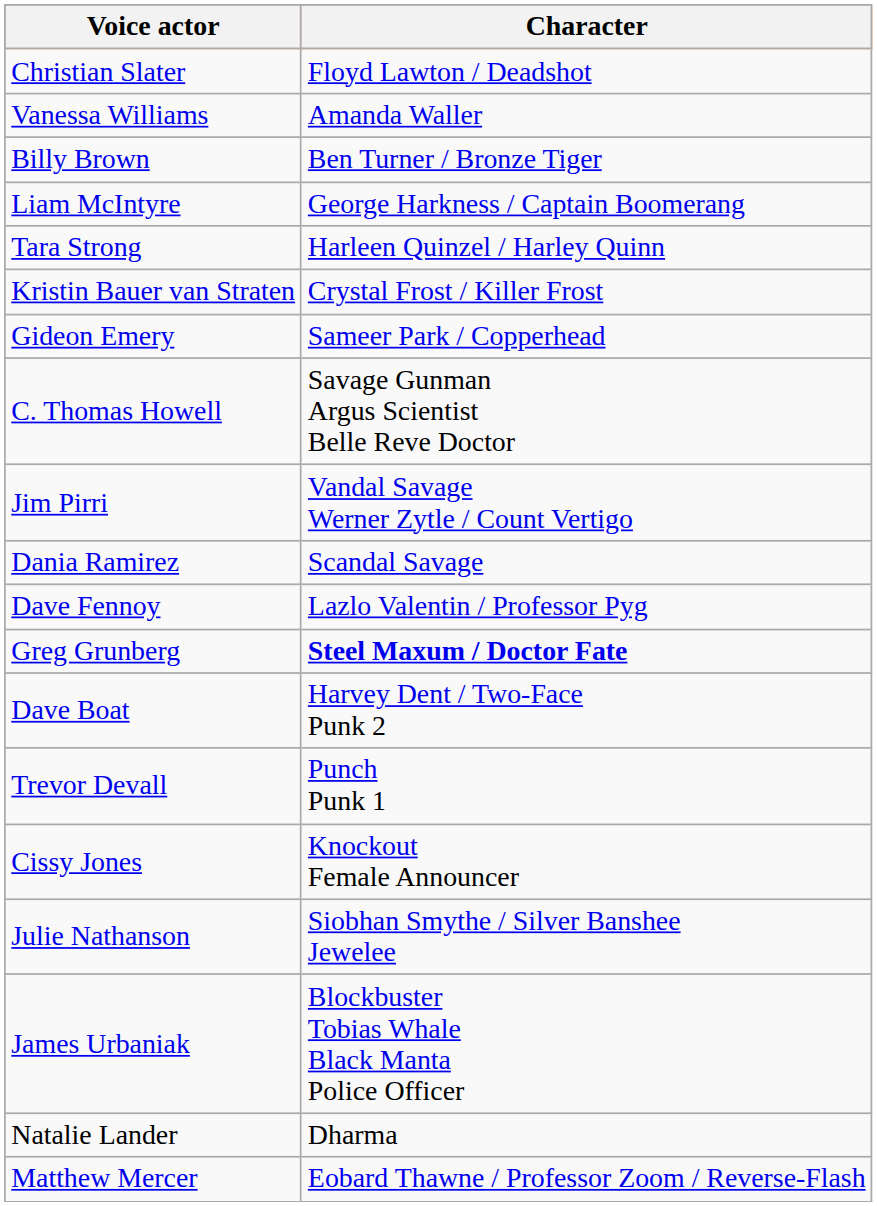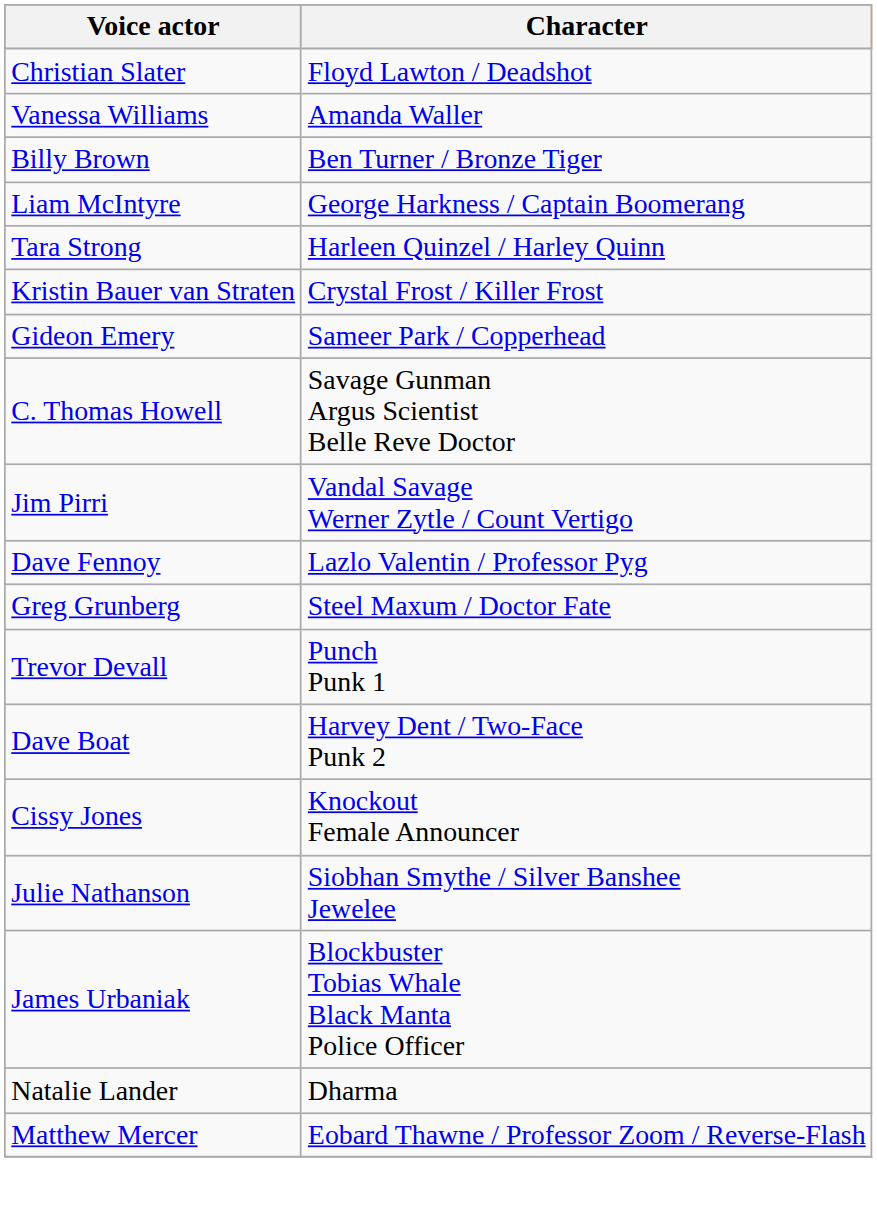- row: (95, 562)
(468, 650) bold -> (459, 606) normal
rows swapped: (70, 710) <-> (89, 785)
